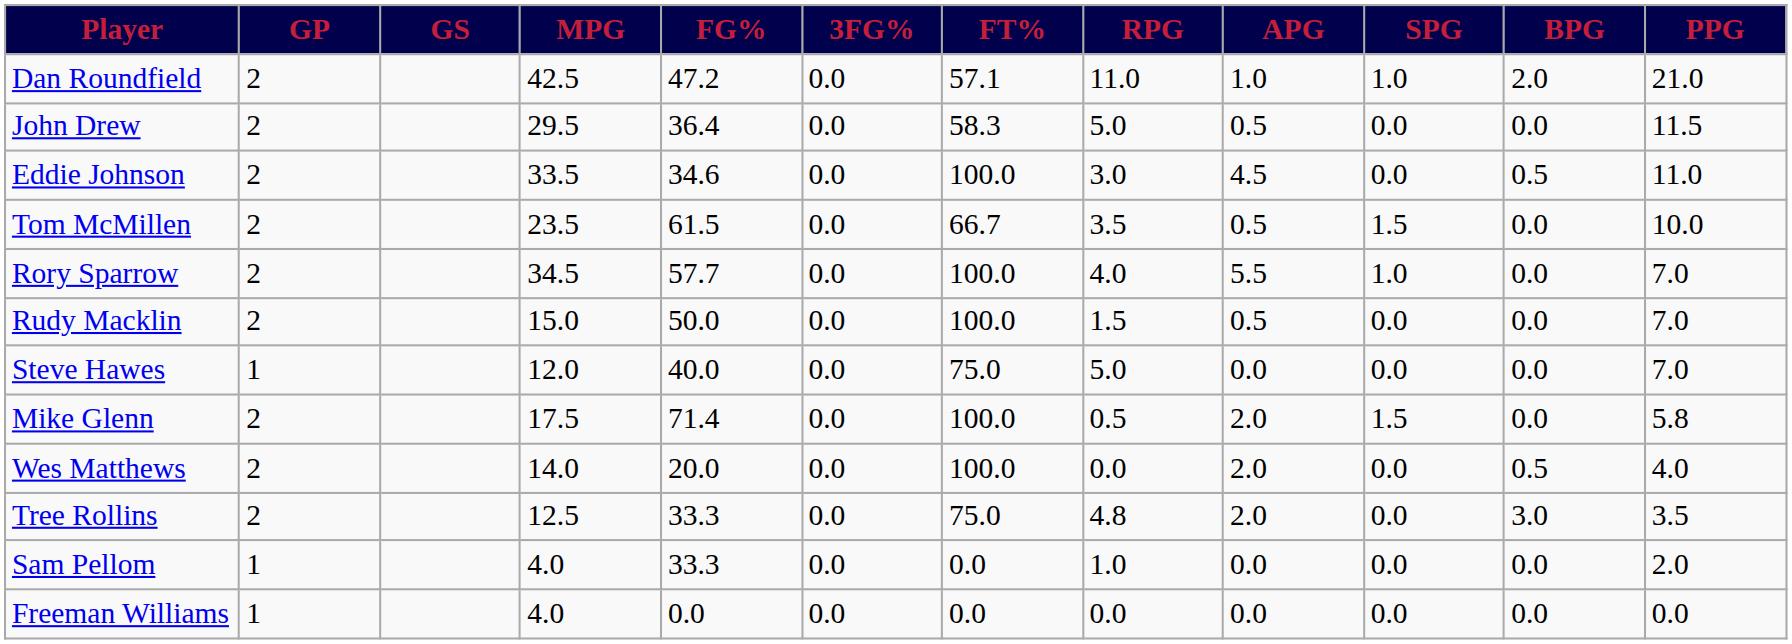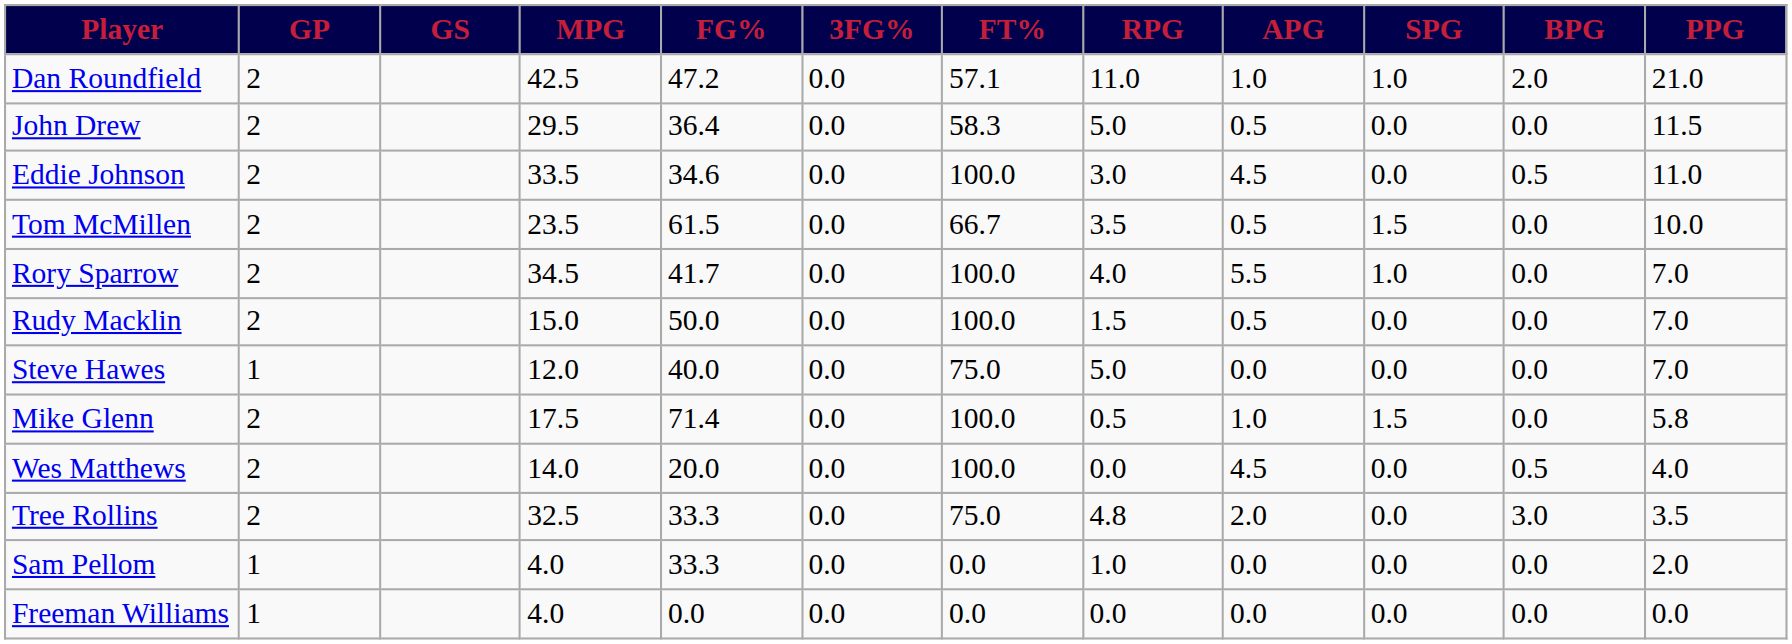(694, 272) 57.7 -> (694, 272) 41.7
(1249, 418) 2.0 -> (1249, 418) 1.0
(1249, 467) 2.0 -> (1249, 467) 4.5
(553, 516) 12.5 -> (553, 516) 32.5
